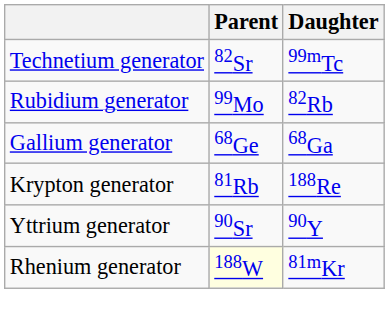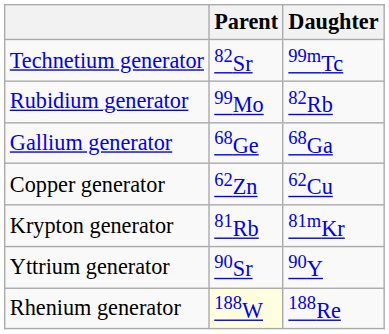+ row: (87, 184)
(315, 184) 188Re -> (317, 225) 81mKr
(317, 266) 81mKr -> (315, 308) 188Re
